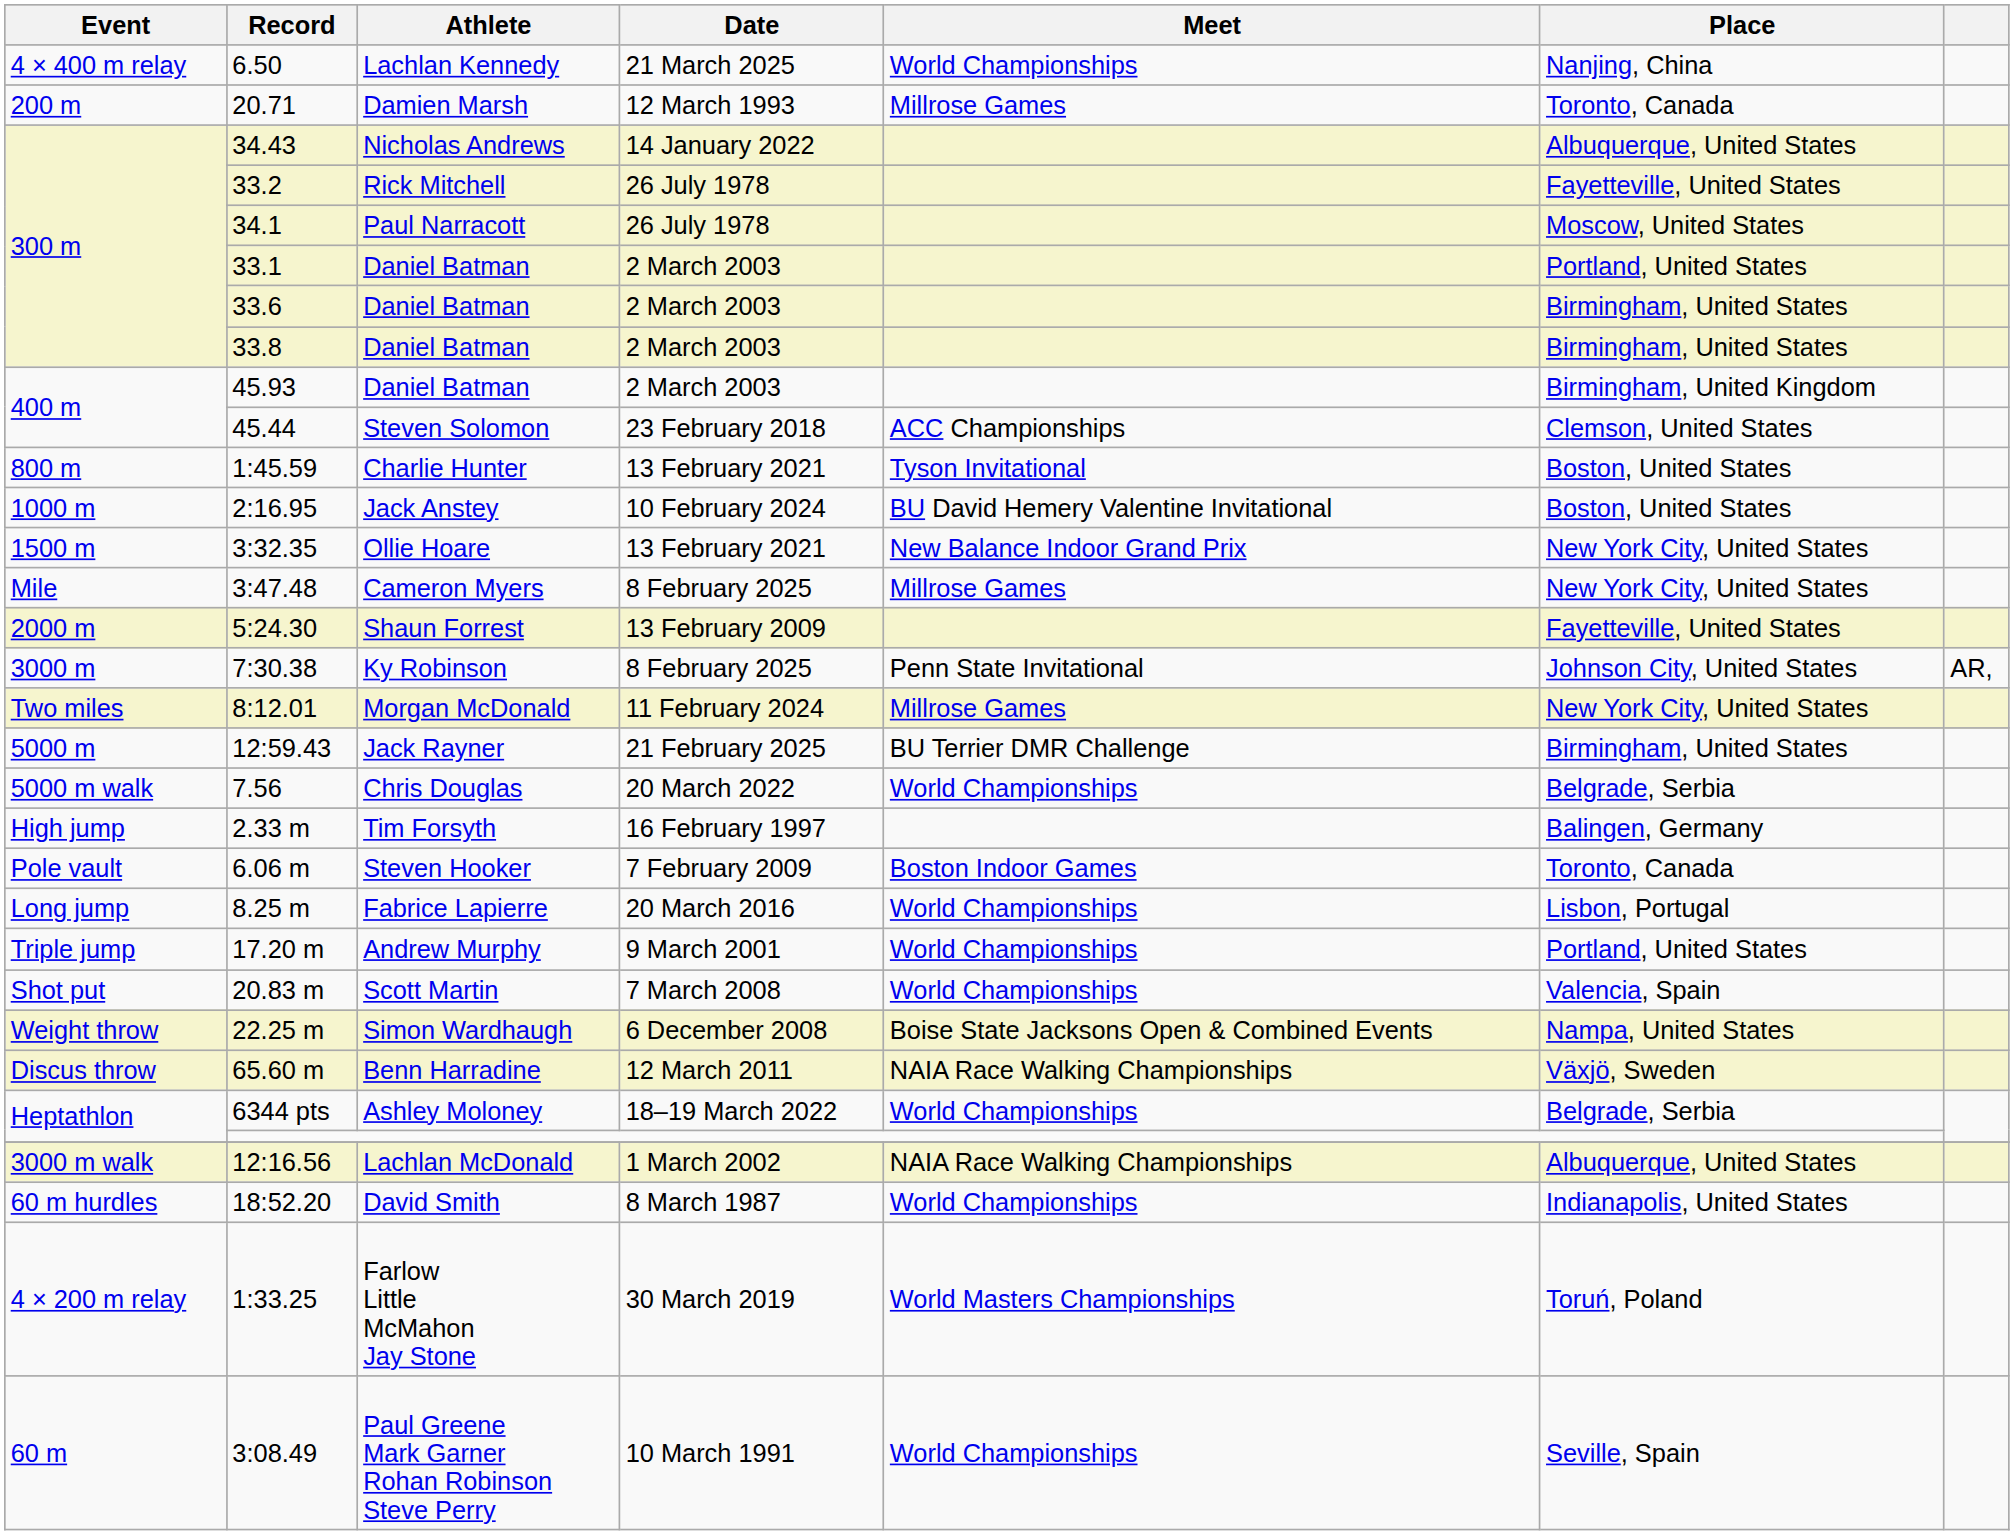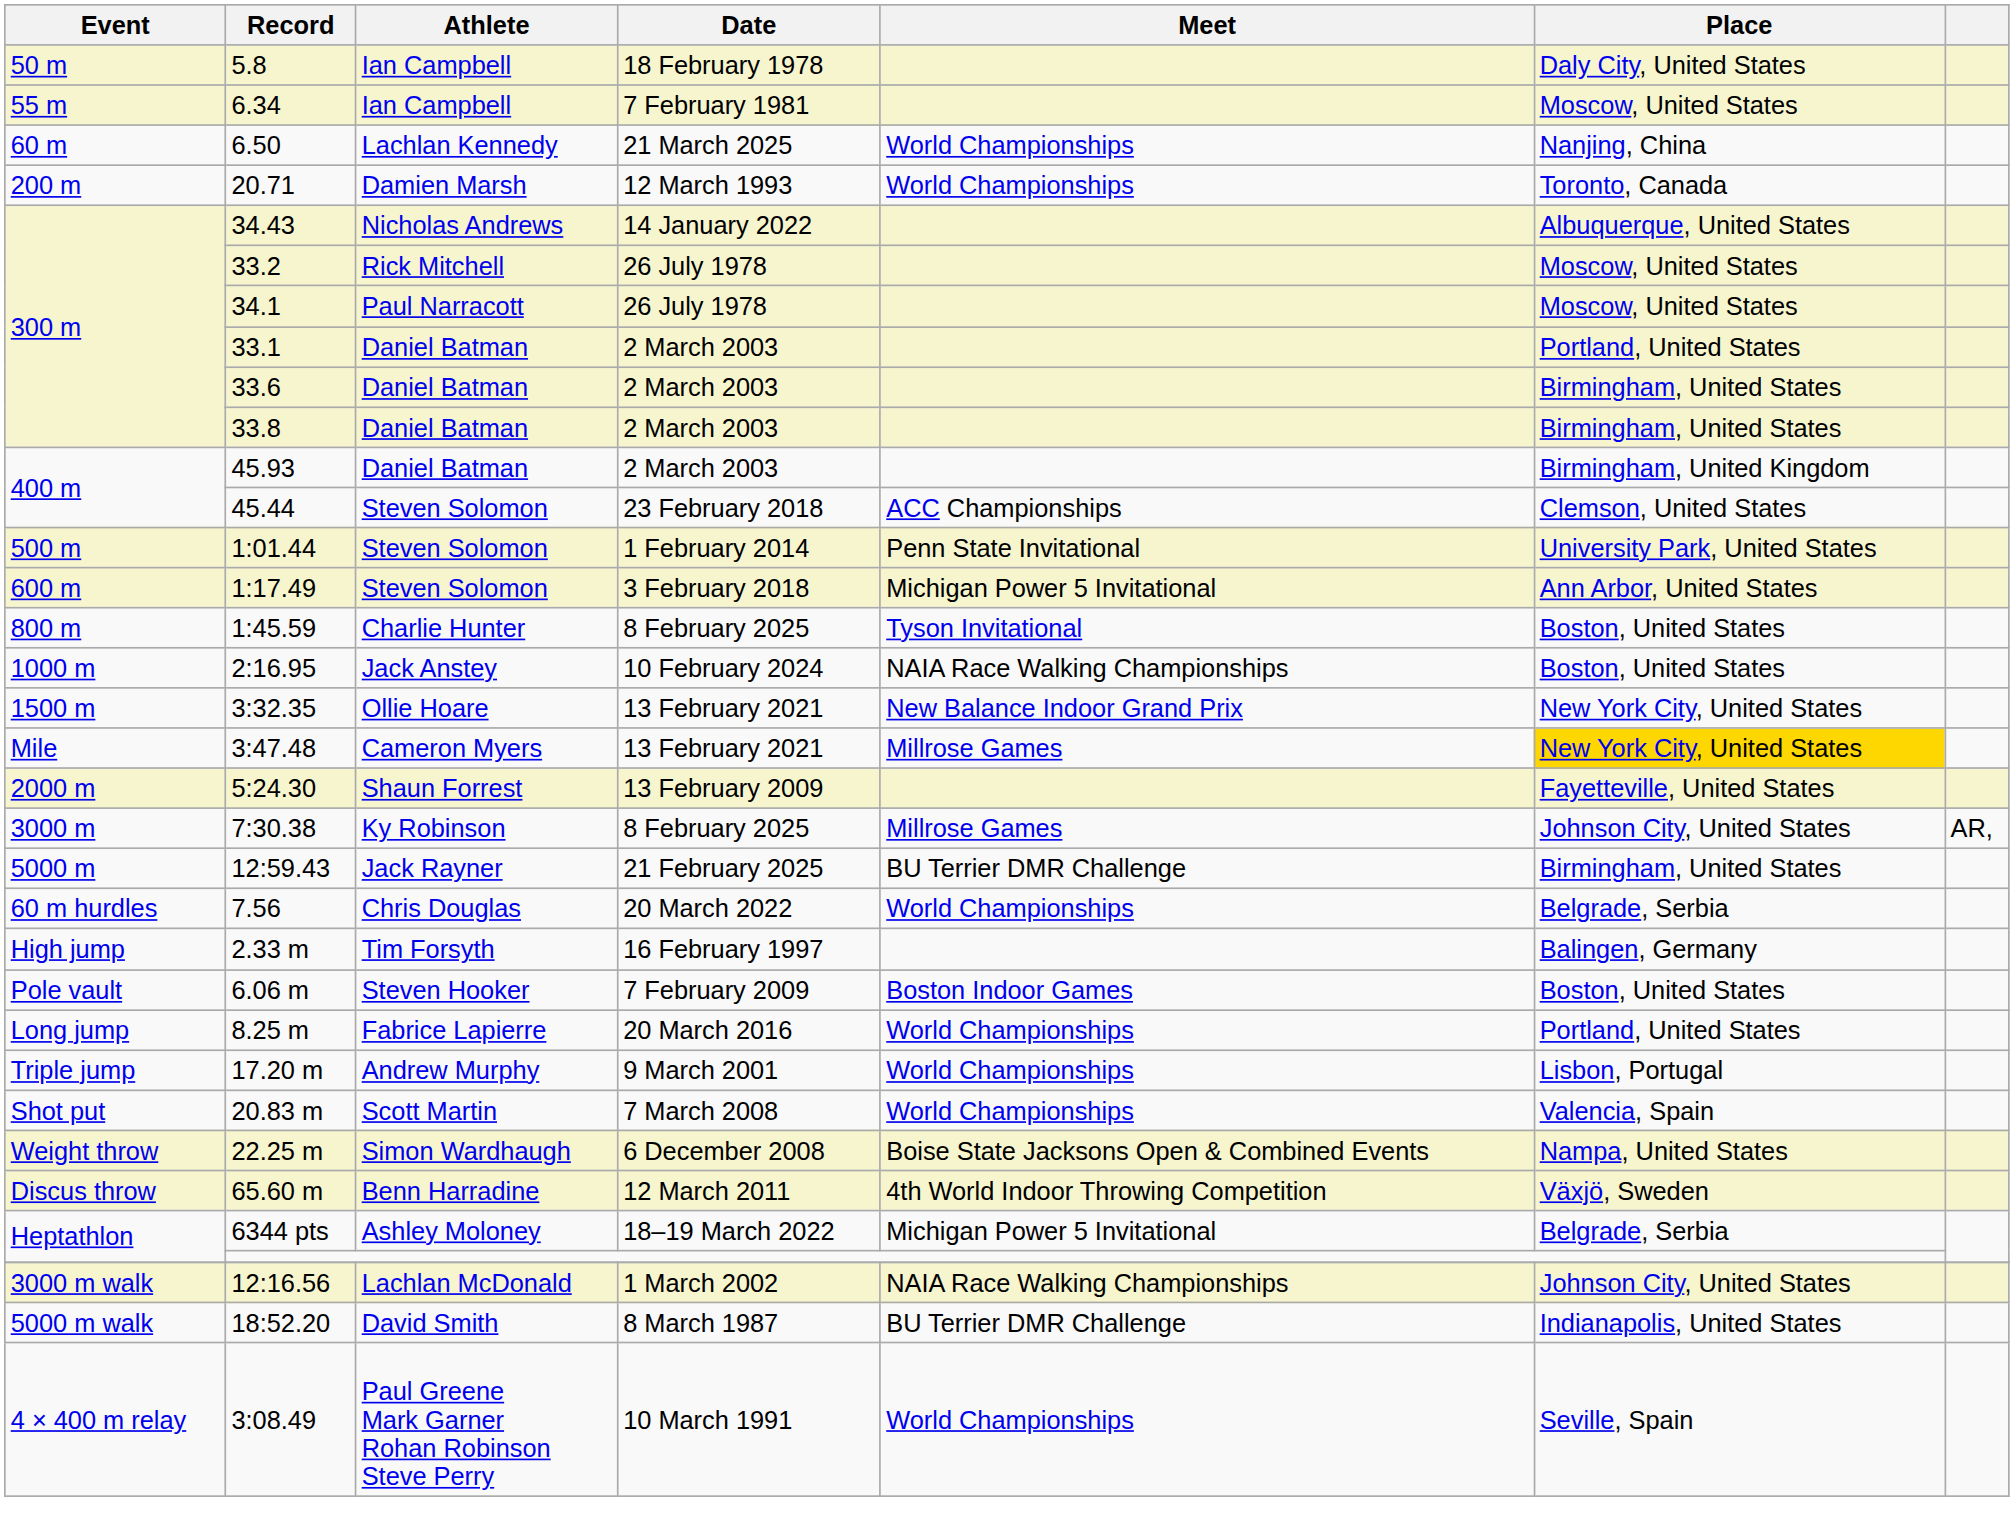+ row: (249, 65)
+ row: (256, 105)
(98, 65) 4 × 400 m relay -> (39, 146) 60 m
(978, 105) Millrose Games -> (1010, 186) World Championships
(1693, 186) Fayetteville, United States -> (1669, 266) Moscow, United States
+ row: (274, 548)
+ row: (274, 588)
(726, 467) 13 February 2021 -> (716, 628) 8 February 2025
(1111, 507) BU David Hemery Valentine Invitational -> (1087, 668) NAIA Race Walking Championships
(719, 588) 8 February 2025 -> (723, 748) 13 February 2021
(1707, 588) no background -> (1701, 748) gold background
(1017, 668) Penn State Invitational -> (974, 829) Millrose Games
- row: (275, 708)
(82, 789) 5000 m walk -> (84, 909) 60 m hurdles
(1640, 869) Toronto, Canada -> (1662, 990) Boston, United States
(1638, 909) Lisbon, Portugal -> (1670, 1030) Portland, United States
(1676, 949) Portland, United States -> (1631, 1070) Lisbon, Portugal
(1091, 1070) NAIA Race Walking Championships -> (1106, 1190) 4th World Indoor Throwing Competition
(1014, 1110) World Championships -> (1051, 1231) Michigan Power 5 Invitational
(1701, 1162) Albuquerque, United States -> (1695, 1283) Johnson City, United States
(84, 1202) 60 m hurdles -> (82, 1323) 5000 m walk
(1014, 1202) World Championships -> (1036, 1323) BU Terrier DMR Challenge
- row: (275, 1299)
(39, 1453) 60 m -> (98, 1420) 4 × 400 m relay
